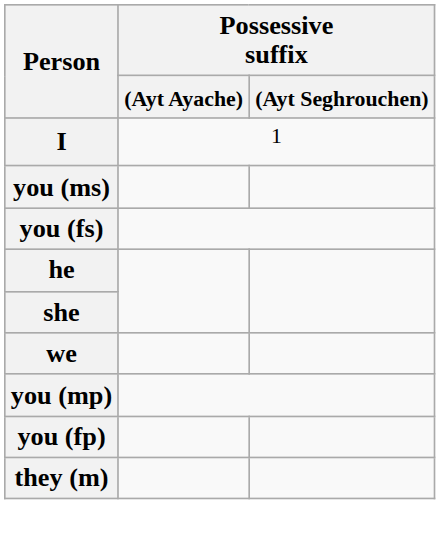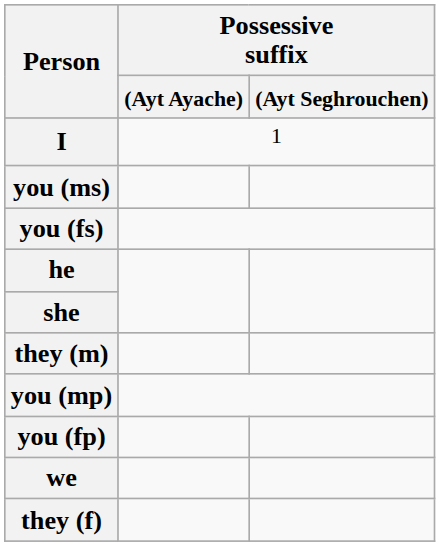rows swapped: (62, 353) <-> (62, 478)
+ row: (62, 519)
